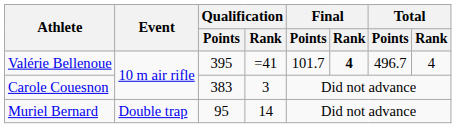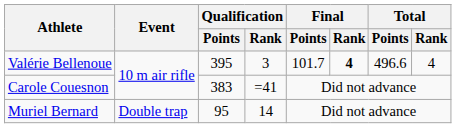(266, 63) =41 -> (266, 63) 3
(390, 63) 496.7 -> (390, 63) 496.6
(266, 87) 3 -> (266, 87) =41
